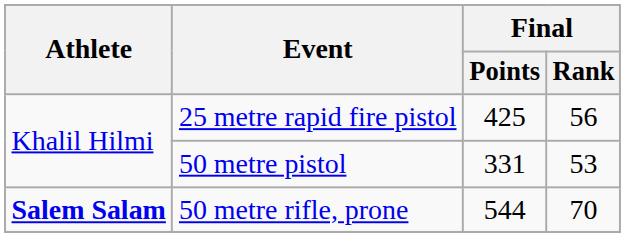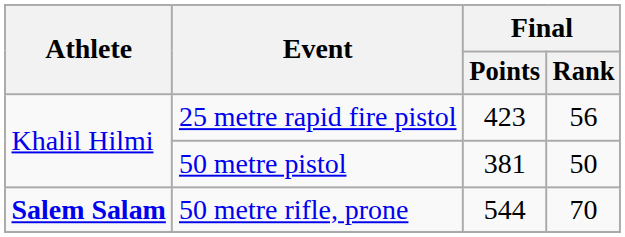(505, 117) 425 -> (505, 117) 423
(505, 163) 331 -> (505, 163) 381
(583, 163) 53 -> (583, 163) 50
